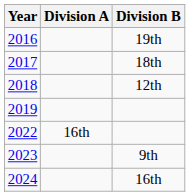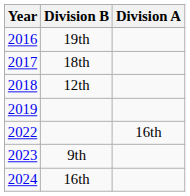columns swapped: (77, 16) <-> (148, 16)
